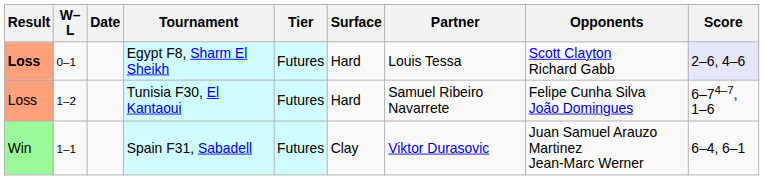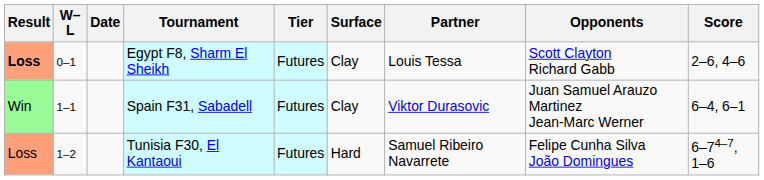(346, 61) Hard -> (345, 61) Clay
(718, 61) lavender background -> (718, 61) no background
rows swapped: (189, 148) <-> (173, 100)
